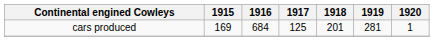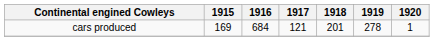(298, 28) 125 -> (298, 28) 121
(373, 28) 281 -> (373, 28) 278
